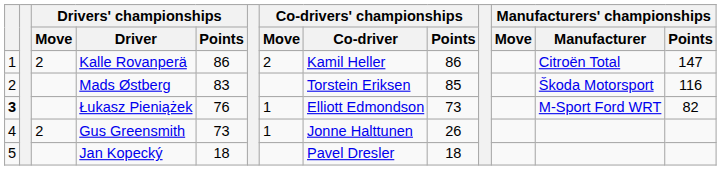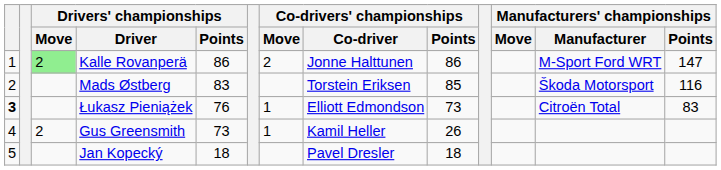(39, 61) no background -> (39, 61) lightgreen background
(346, 61) Kamil Heller -> (360, 61) Jonne Halttunen
(580, 61) Citroën Total -> (600, 61) M-Sport Ford WRT
(600, 107) M-Sport Ford WRT -> (580, 107) Citroën Total
(690, 107) 82 -> (690, 107) 83
(360, 130) Jonne Halttunen -> (346, 130) Kamil Heller
